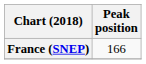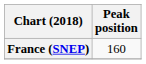(116, 48) 166 -> (116, 48) 160
